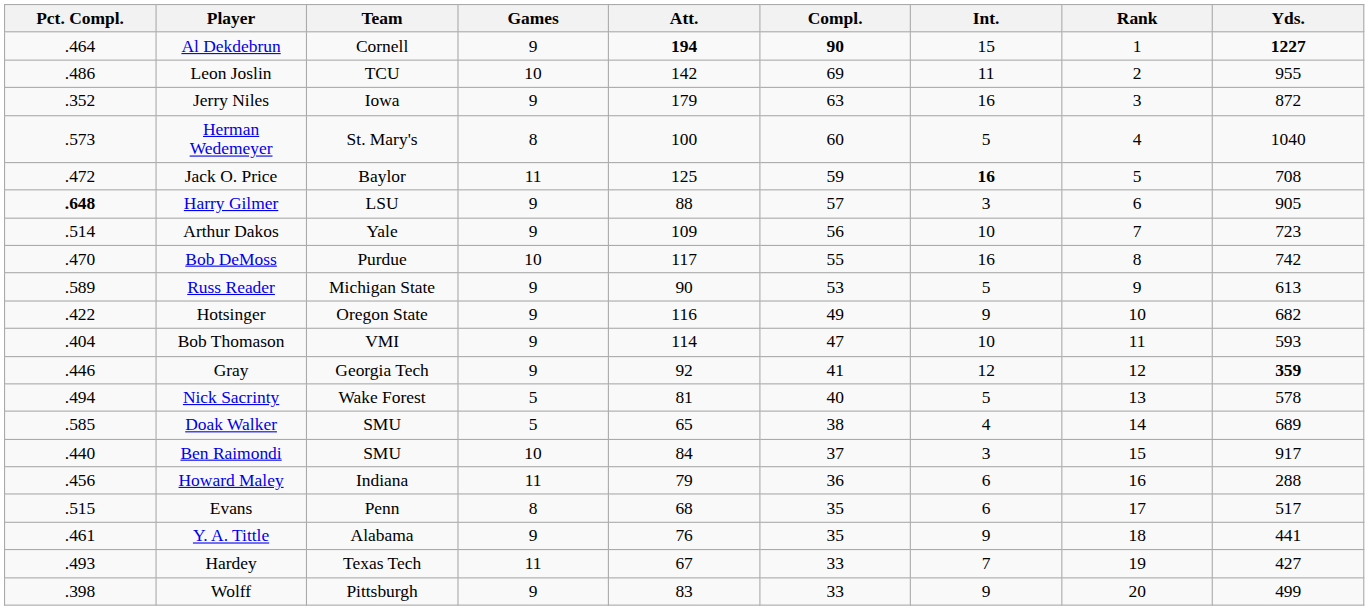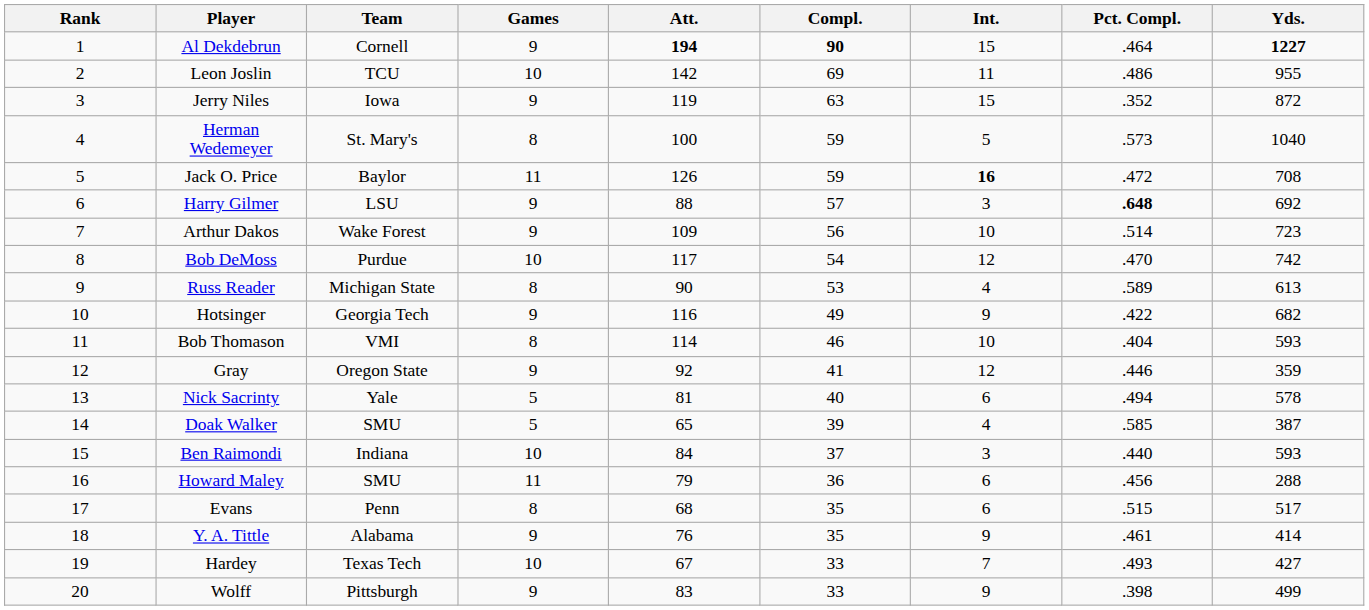columns swapped: (1137, 18) <-> (80, 18)
(684, 101) 179 -> (684, 101) 119
(986, 101) 16 -> (986, 101) 15
(835, 138) 60 -> (835, 138) 59
(684, 176) 125 -> (684, 176) 126
(1288, 203) 905 -> (1288, 203) 692
(382, 231) Yale -> (382, 231) Wake Forest
(835, 259) 55 -> (835, 259) 54
(986, 259) 16 -> (986, 259) 12
(533, 286) 9 -> (533, 286) 8
(986, 286) 5 -> (986, 286) 4
(382, 314) Oregon State -> (382, 314) Georgia Tech
(533, 342) 9 -> (533, 342) 8
(835, 342) 47 -> (835, 342) 46
(382, 369) Georgia Tech -> (382, 369) Oregon State
(1288, 369) bold -> (1288, 369) normal
(382, 397) Wake Forest -> (382, 397) Yale
(986, 397) 5 -> (986, 397) 6
(835, 425) 38 -> (835, 425) 39
(1288, 425) 689 -> (1288, 425) 387
(382, 452) SMU -> (382, 452) Indiana
(1288, 452) 917 -> (1288, 452) 593
(382, 480) Indiana -> (382, 480) SMU
(1288, 535) 441 -> (1288, 535) 414
(533, 563) 11 -> (533, 563) 10
